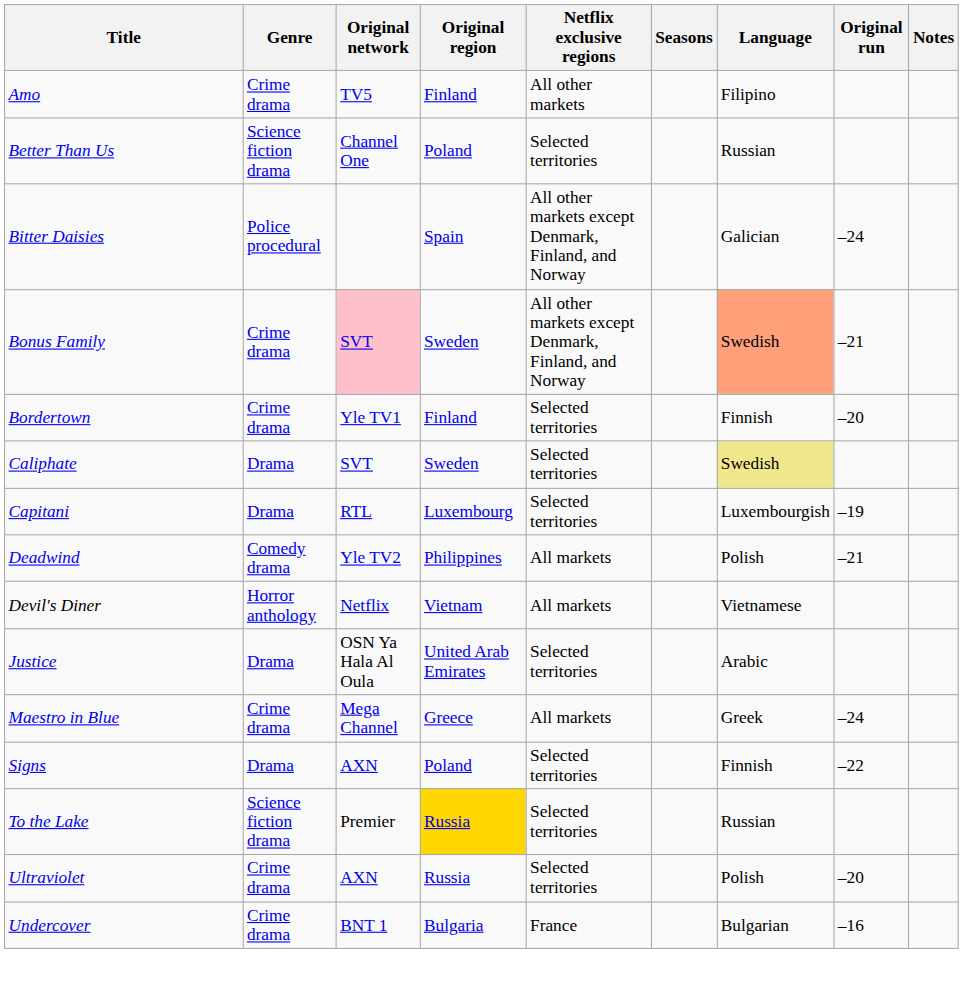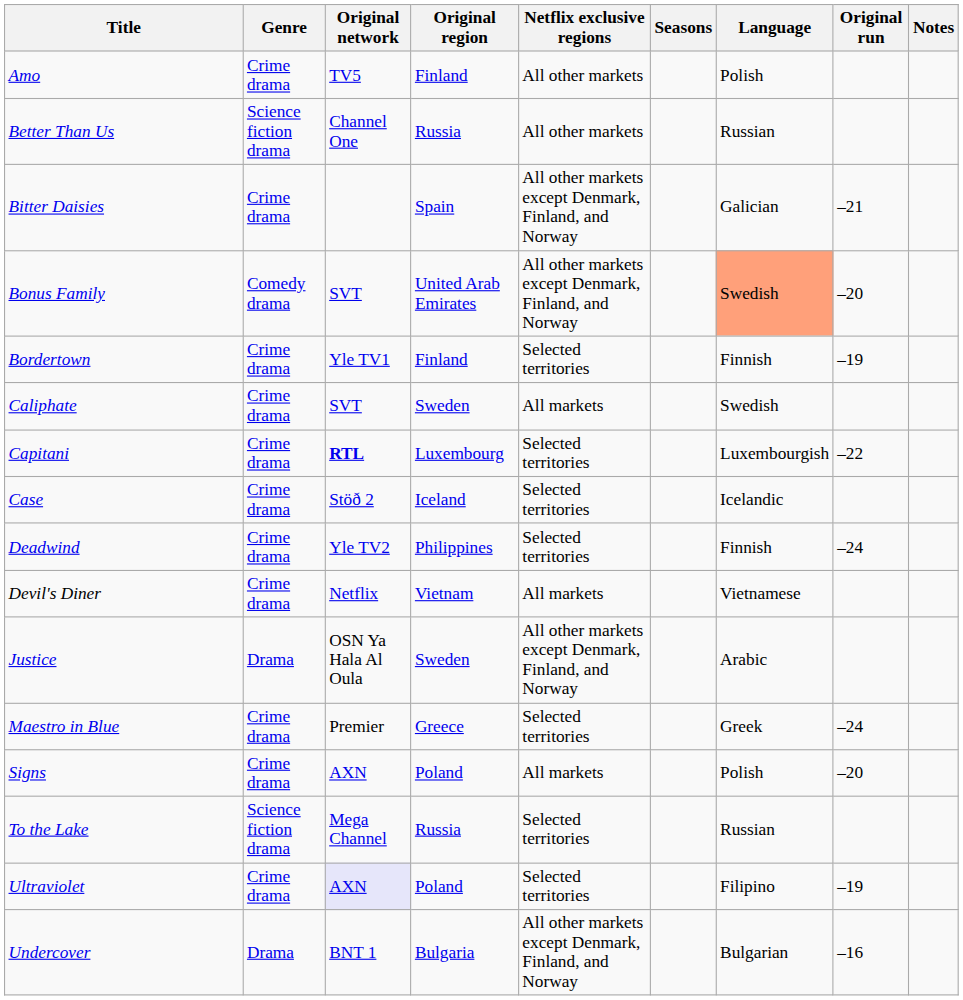(748, 94) Filipino -> (742, 74) Polish
(448, 150) Poland -> (438, 131) Russia
(564, 150) Selected territories -> (583, 131) All other markets
(284, 236) Police procedural -> (269, 207) Crime drama
(851, 236) –24 -> (850, 207) –21
(269, 341) Crime drama -> (276, 293) Comedy drama
(357, 341) pink background -> (346, 293) no background
(451, 341) Sweden -> (457, 293) United Arab Emirates
(851, 341) –21 -> (850, 293) –20
(851, 417) –20 -> (850, 359) –19
(270, 464) Drama -> (269, 406) Crime drama
(564, 464) Selected territories -> (563, 406) All markets
(750, 464) khaki background -> (749, 406) no background
(270, 511) Drama -> (269, 453) Crime drama
(356, 511) normal -> (347, 453) bold
(851, 511) –19 -> (850, 453) –22
+ row: (26, 499)
(276, 558) Comedy drama -> (269, 546) Crime drama
(571, 558) All markets -> (556, 546) Selected territories
(742, 558) Polish -> (746, 546) Finnish
(851, 558) –21 -> (850, 546) –24
(281, 605) Horror anthology -> (269, 593) Crime drama
(466, 661) United Arab Emirates -> (442, 659) Sweden
(564, 661) Selected territories -> (583, 659) All other markets except Denmark, Finland, and Norway
(369, 718) Mega Channel -> (357, 726) Premier
(571, 718) All markets -> (556, 726) Selected territories
(270, 765) Drama -> (269, 772) Crime drama
(564, 765) Selected territories -> (563, 772) All markets
(747, 765) Finnish -> (742, 772) Polish
(851, 765) –22 -> (850, 772) –20
(368, 821) Premier -> (358, 829) Mega Channel
(447, 821) gold background -> (438, 829) no background
(359, 878) no background -> (348, 886) lavender background
(447, 878) Russia -> (439, 886) Poland
(742, 878) Polish -> (747, 886) Filipino
(851, 878) –20 -> (850, 886) –19
(269, 924) Crime drama -> (270, 952) Drama
(554, 924) France -> (583, 952) All other markets except Denmark, Finland, and Norway
